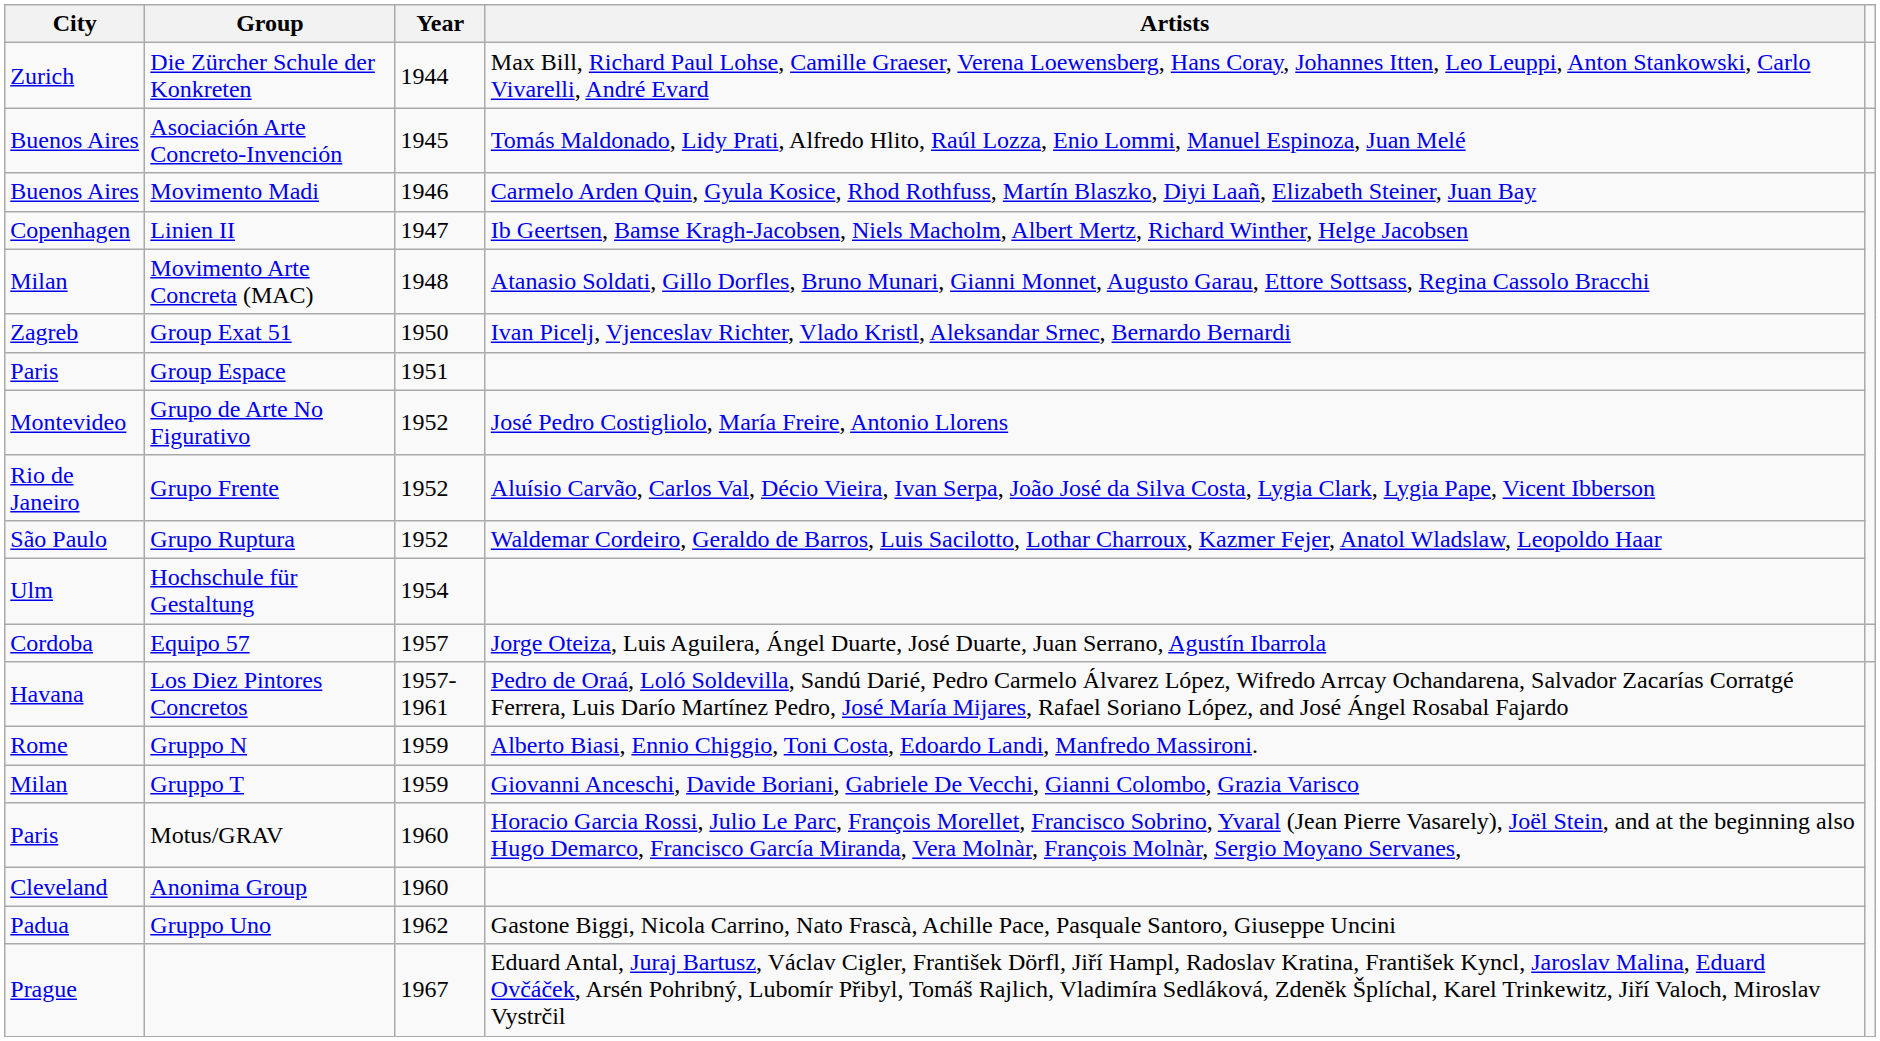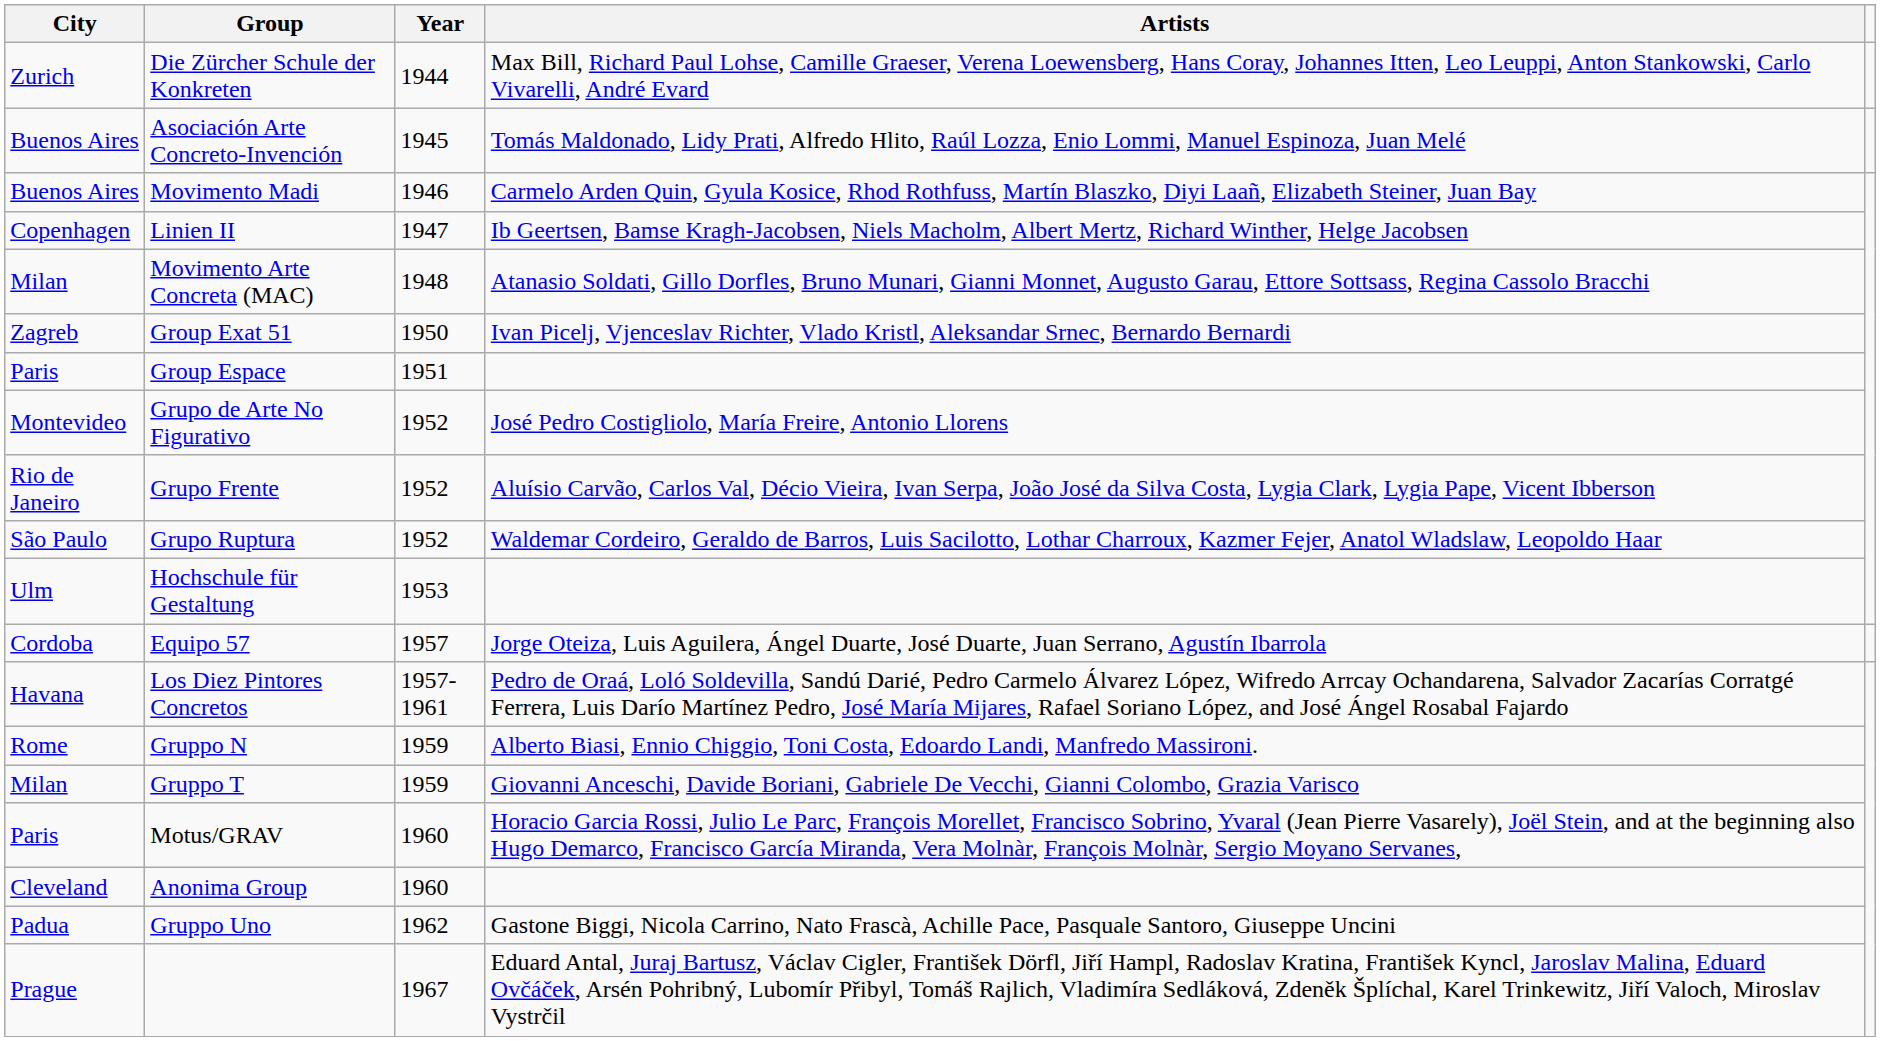(425, 590) 1954 -> (425, 590) 1953
